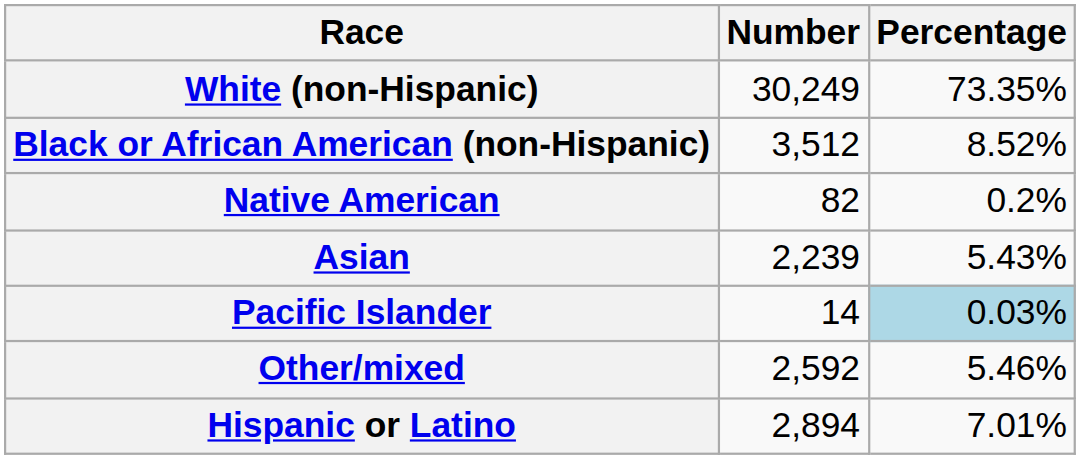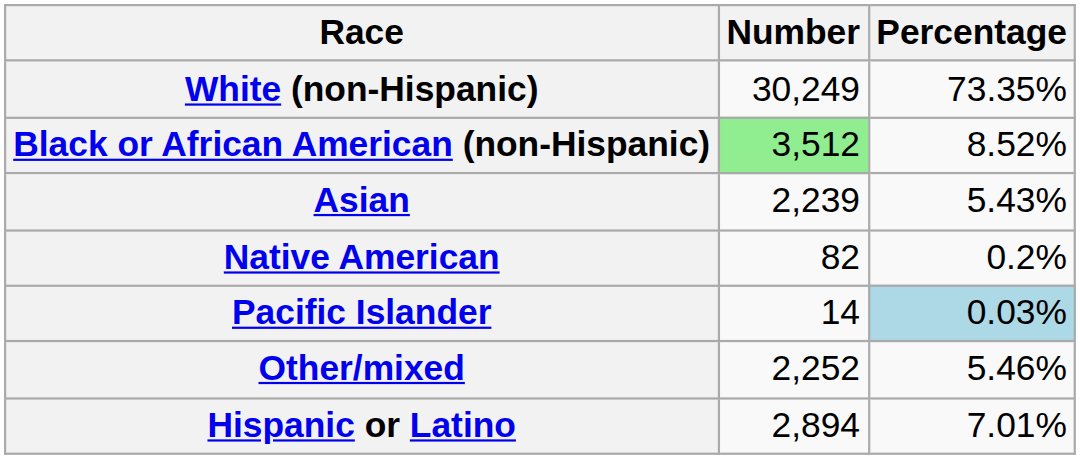(816, 144) no background -> (816, 144) lightgreen background
rows swapped: (362, 200) <-> (362, 256)
(816, 369) 2,592 -> (816, 369) 2,252
